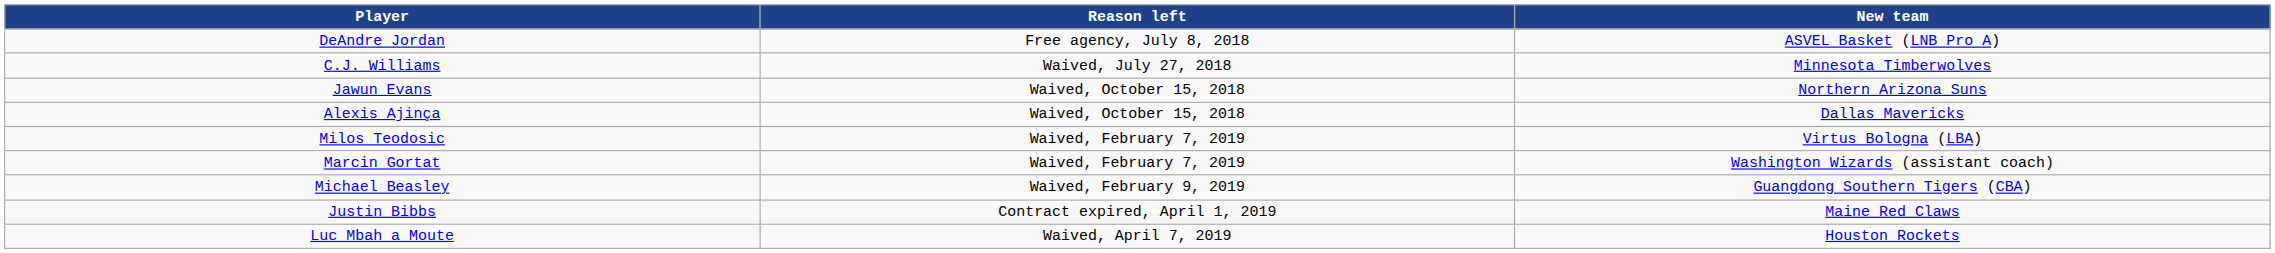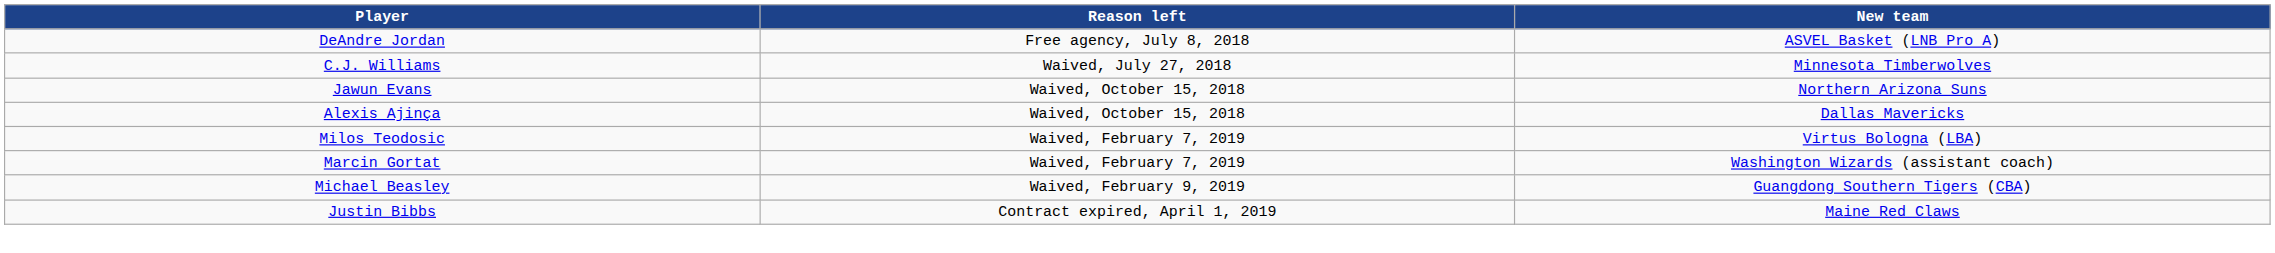- row: (382, 236)
